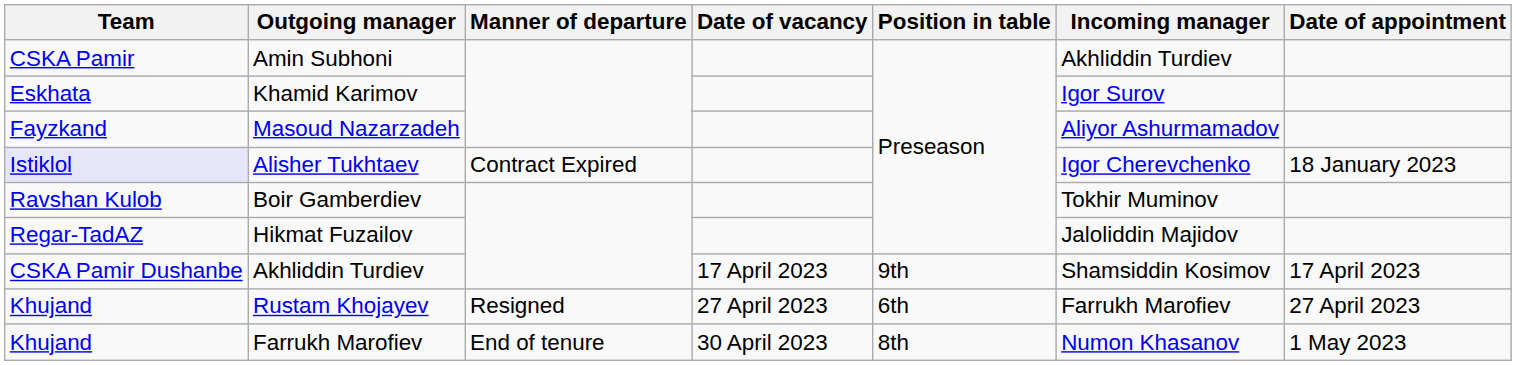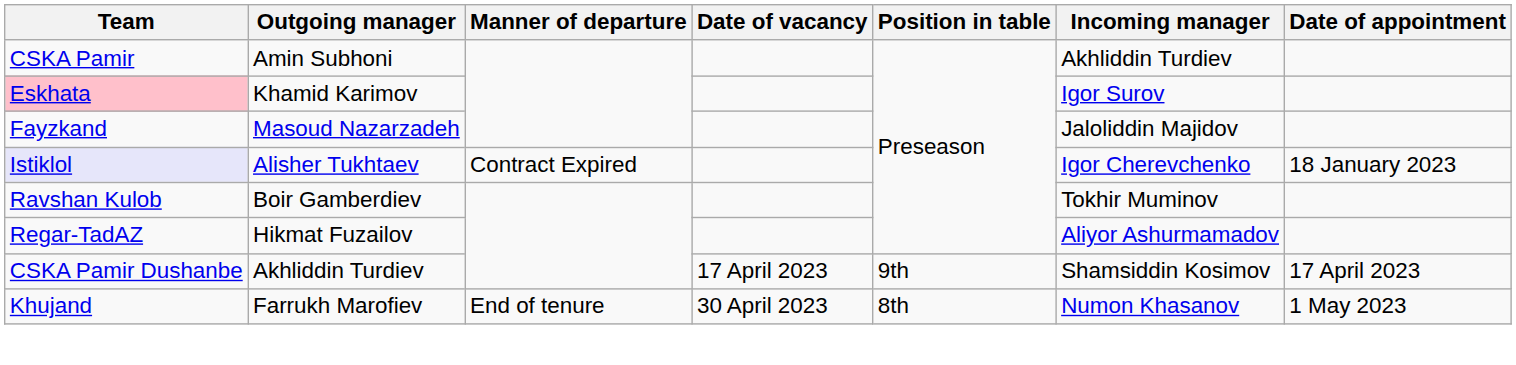(50, 93) no background -> (50, 93) pink background
(1170, 128) Aliyor Ashurmamadov -> (1150, 128) Jaloliddin Majidov
(1150, 235) Jaloliddin Majidov -> (1170, 235) Aliyor Ashurmamadov
- row: (341, 306)
